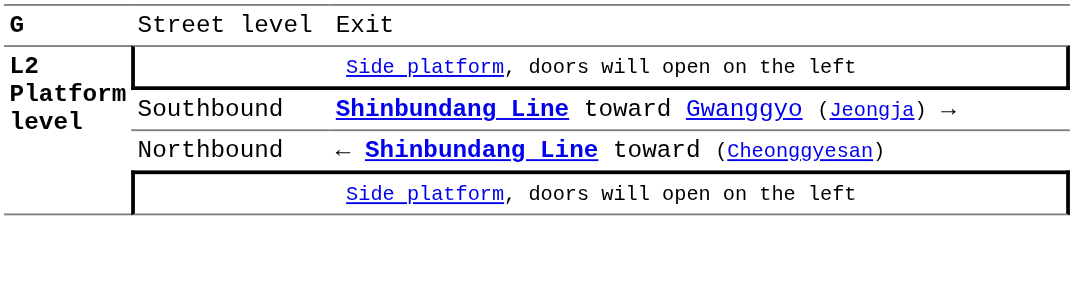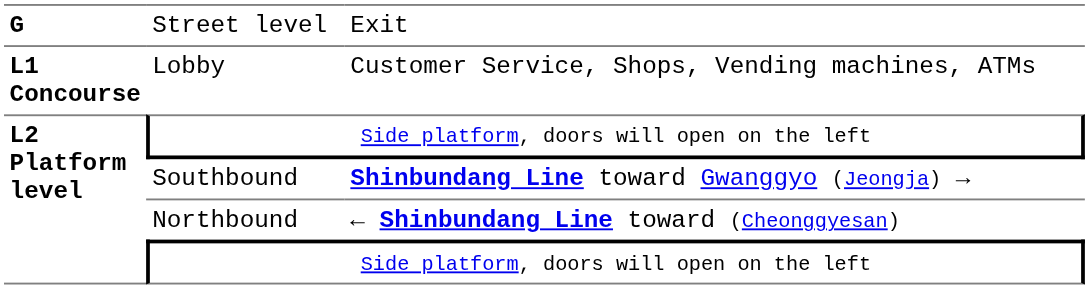+ row: (189, 67)
